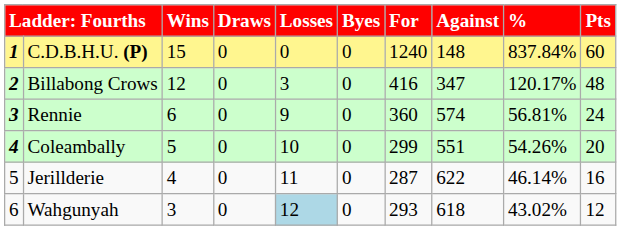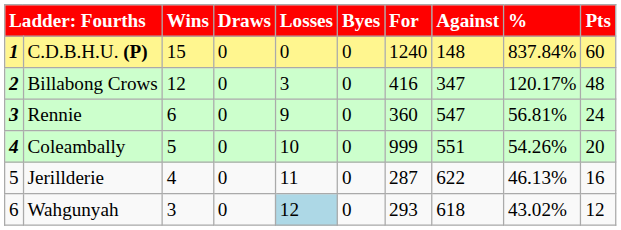(451, 115) 574 -> (451, 115) 547
(403, 146) 299 -> (403, 146) 999
(537, 178) 46.14% -> (537, 178) 46.13%
